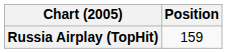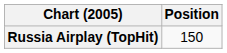(192, 37) 159 -> (192, 37) 150
